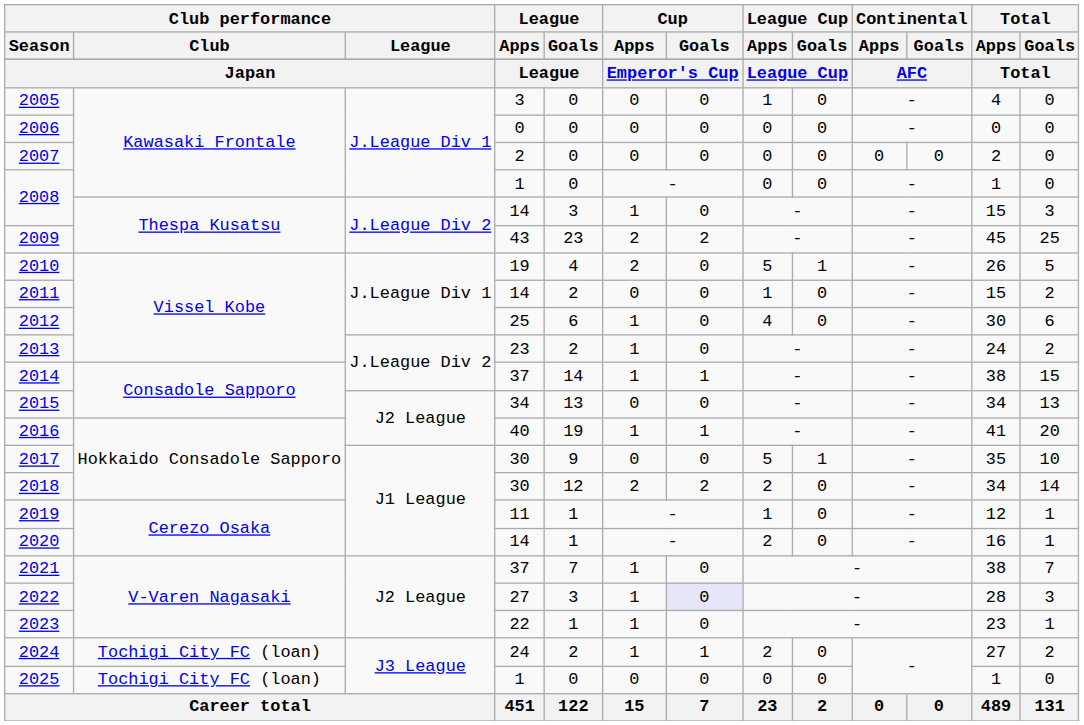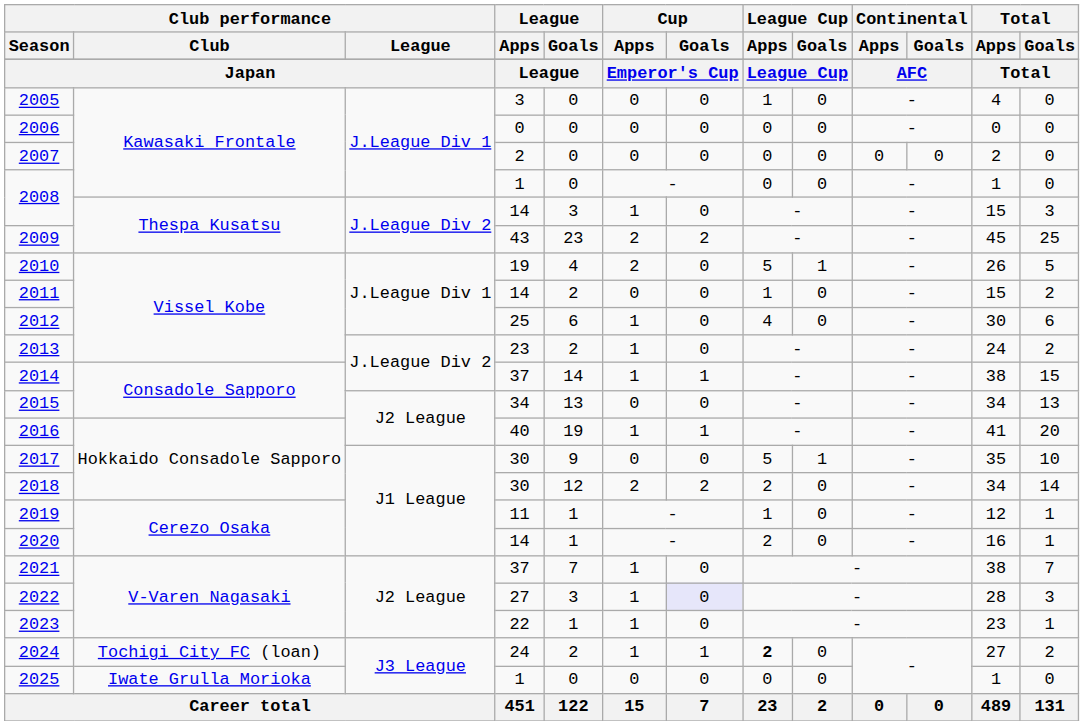(767, 652) normal -> (767, 652) bold
(209, 679) Tochigi City FC (loan) -> (209, 679) Iwate Grulla Morioka
